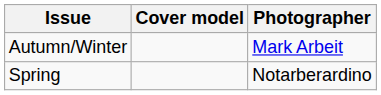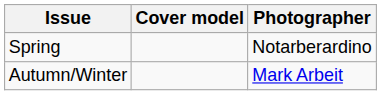rows swapped: (68, 47) <-> (35, 75)
